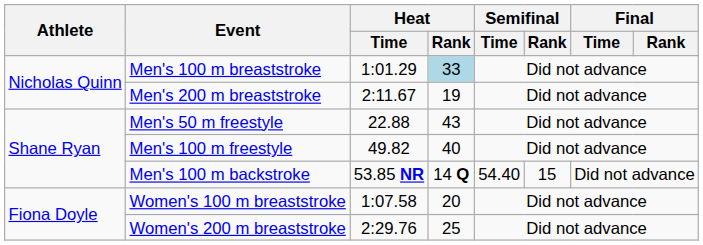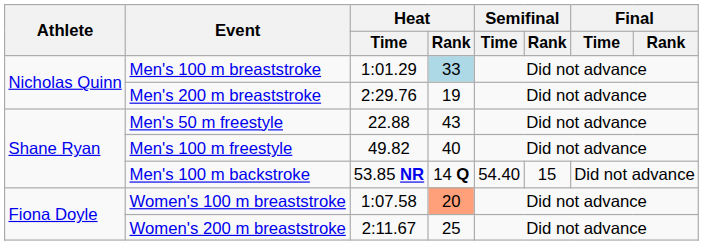(389, 96) 2:11.67 -> (389, 96) 2:29.76
(451, 201) no background -> (451, 201) lightsalmon background
(389, 228) 2:29.76 -> (389, 228) 2:11.67
